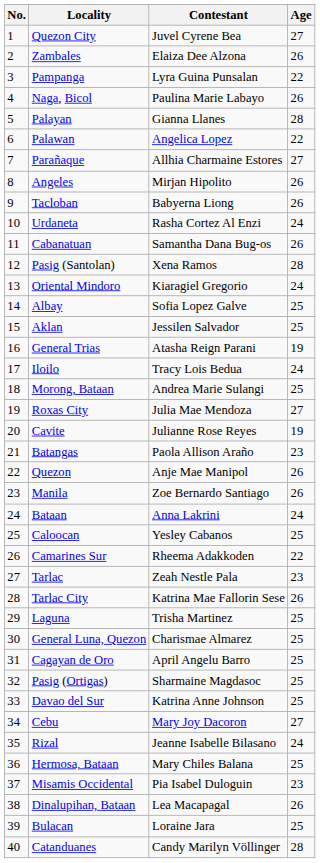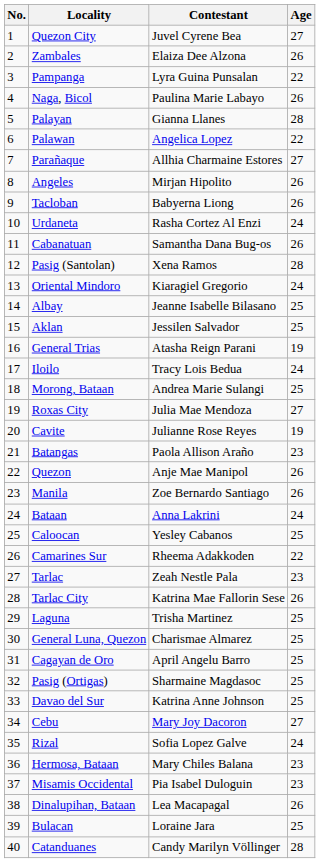(199, 306) Sofia Lopez Galve -> (214, 306) Jeanne Isabelle Bilasano
(214, 743) Jeanne Isabelle Bilasano -> (199, 743) Sofia Lopez Galve
(297, 763) 25 -> (297, 763) 23
